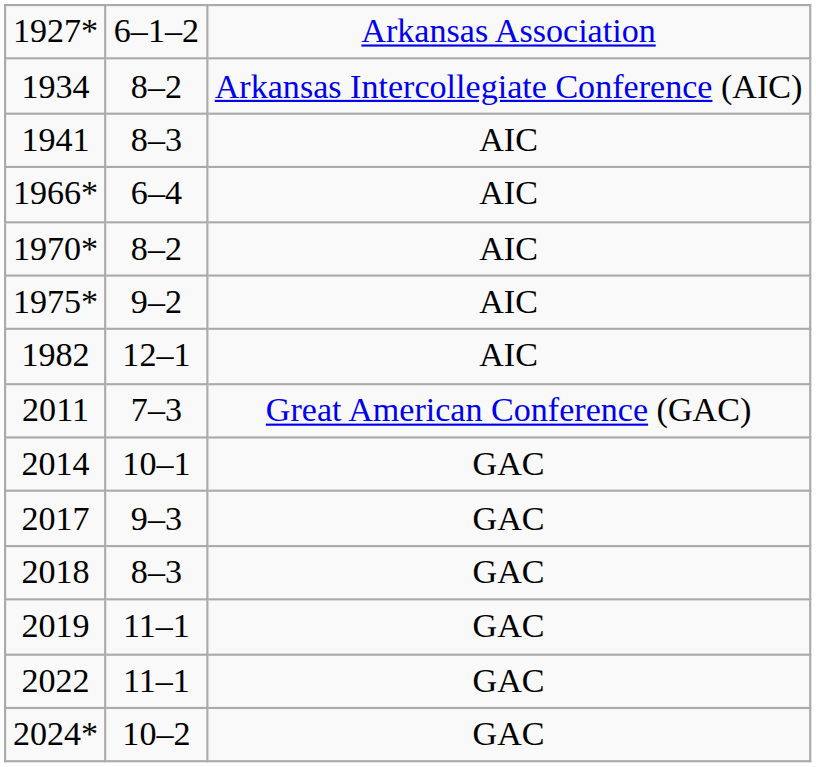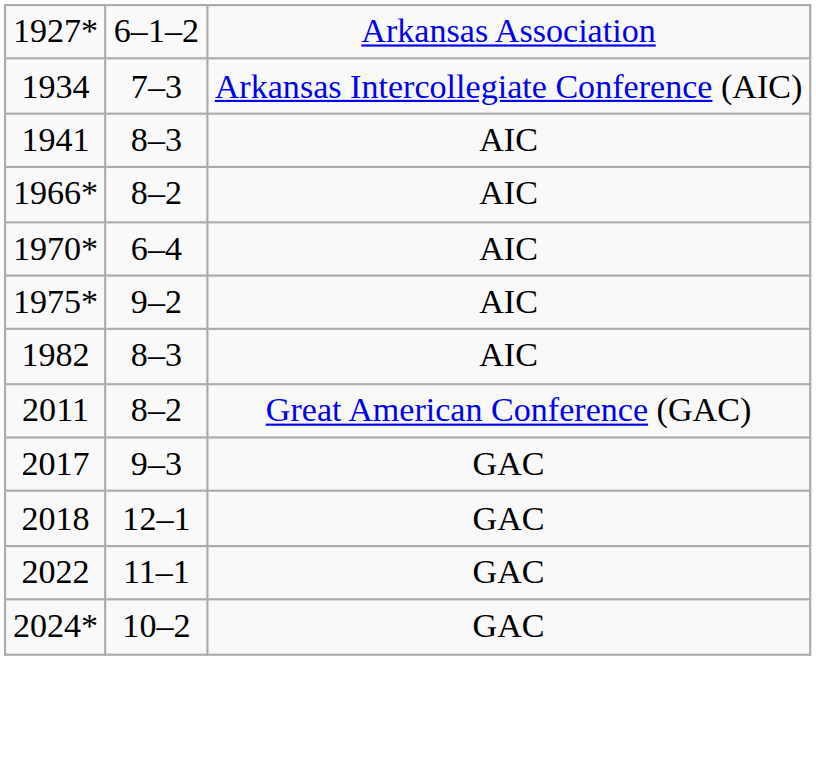(156, 85) 8–2 -> (156, 85) 7–3
(156, 193) 6–4 -> (156, 193) 8–2
(156, 247) 8–2 -> (156, 247) 6–4
(156, 355) 12–1 -> (156, 355) 8–3
(156, 409) 7–3 -> (156, 409) 8–2
- row: (56, 463)
(156, 572) 8–3 -> (156, 517) 12–1
- row: (56, 626)
